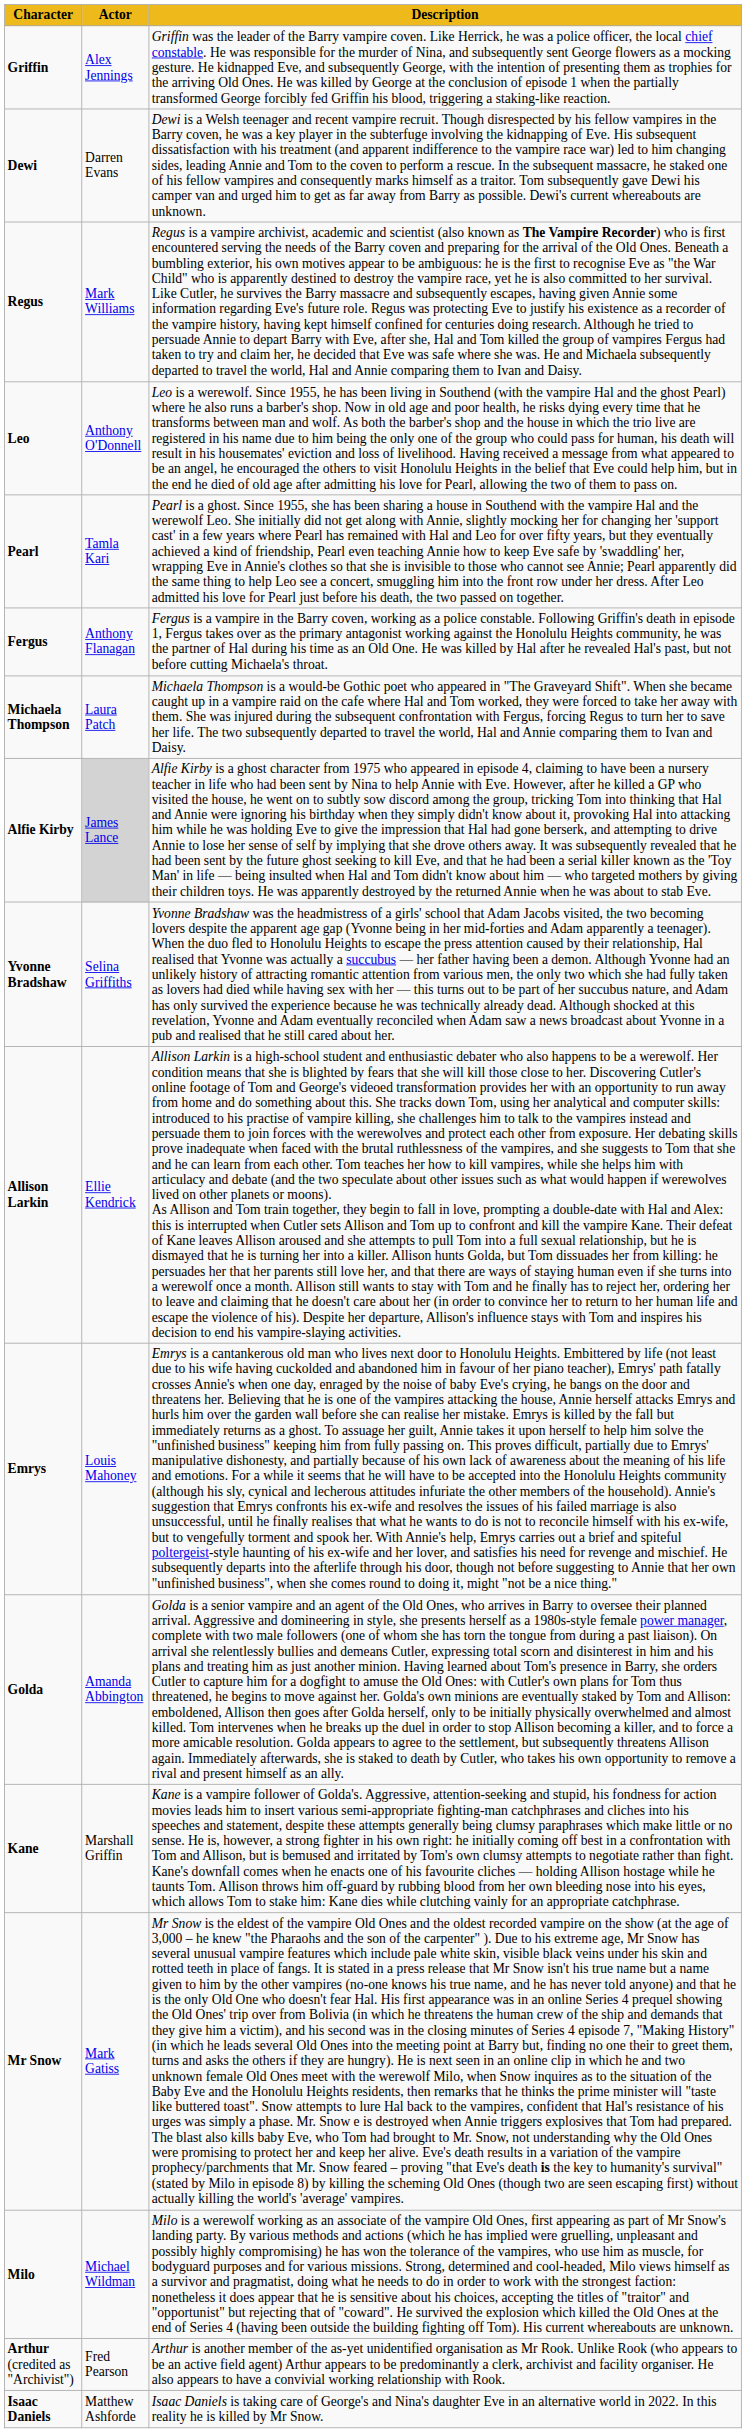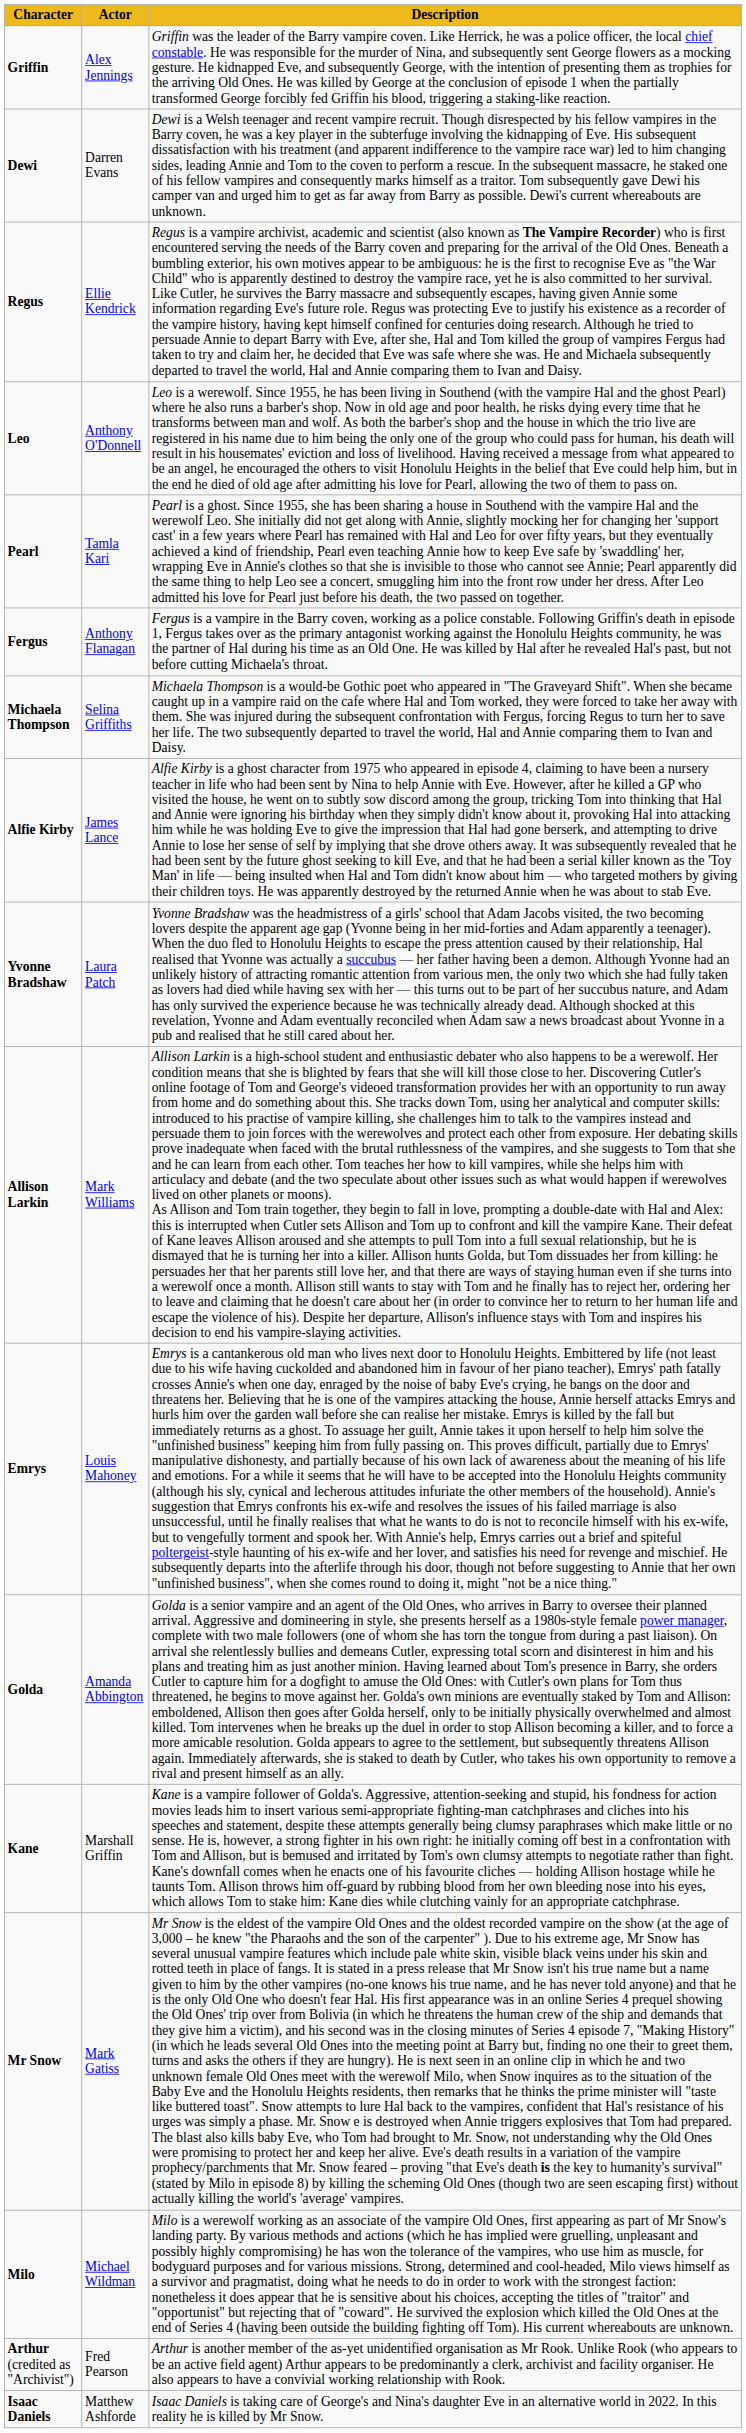(110, 301) Mark Williams -> (110, 301) Ellie Kendrick
(101, 717) Laura Patch -> (108, 717) Selina Griffiths
(102, 830) lightgrey background -> (102, 830) no background
(108, 974) Selina Griffiths -> (101, 974) Laura Patch
(110, 1194) Ellie Kendrick -> (110, 1194) Mark Williams
